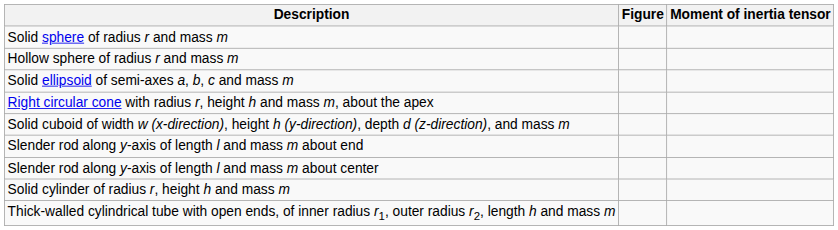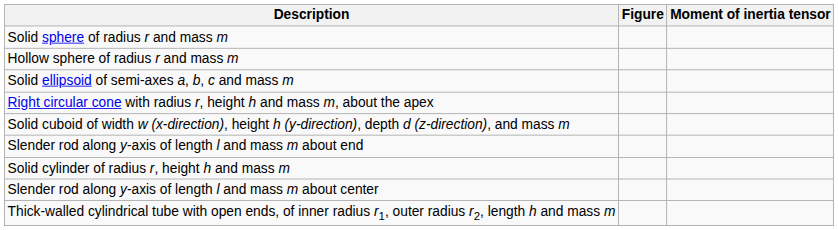rows swapped: (193, 168) <-> (149, 189)
